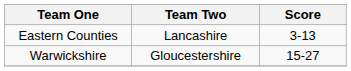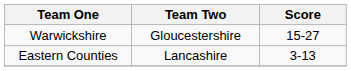rows swapped: (68, 35) <-> (68, 55)
